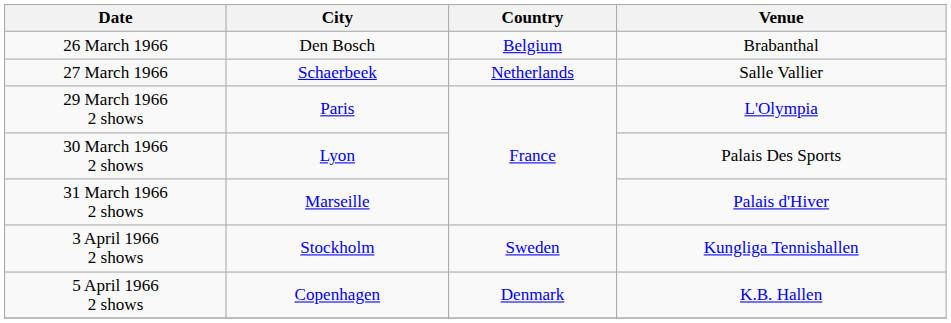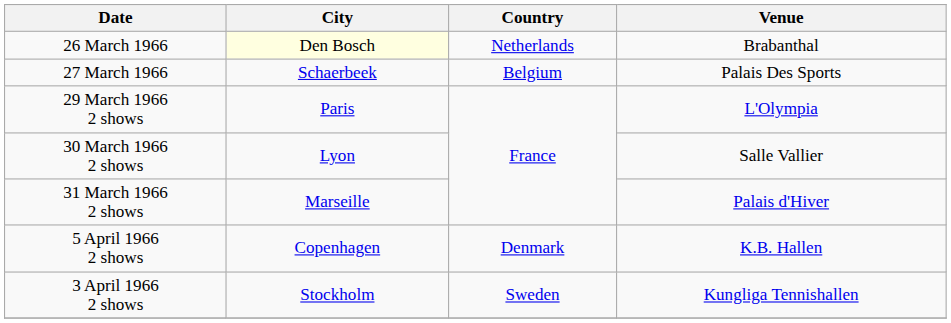(337, 45) no background -> (337, 45) lightyellow background
(533, 45) Belgium -> (533, 45) Netherlands
(533, 72) Netherlands -> (533, 72) Belgium
(781, 72) Salle Vallier -> (781, 72) Palais Des Sports
(781, 155) Palais Des Sports -> (781, 155) Salle Vallier
rows swapped: (115, 248) <-> (115, 294)
